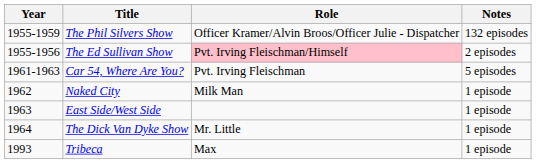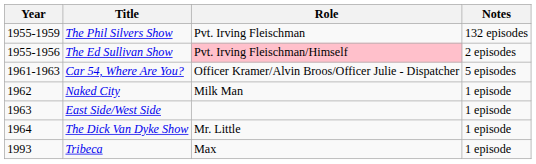(327, 33) Officer Kramer/Alvin Broos/Officer Julie - Dispatcher -> (250, 33) Pvt. Irving Fleischman
(250, 71) Pvt. Irving Fleischman -> (327, 71) Officer Kramer/Alvin Broos/Officer Julie - Dispatcher
